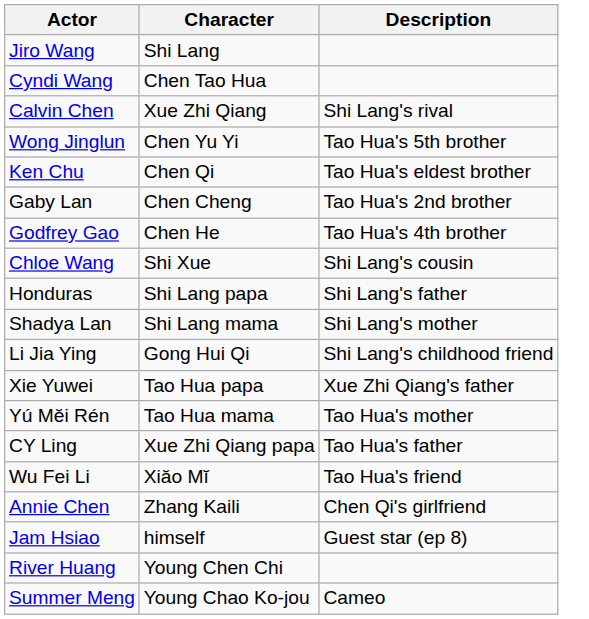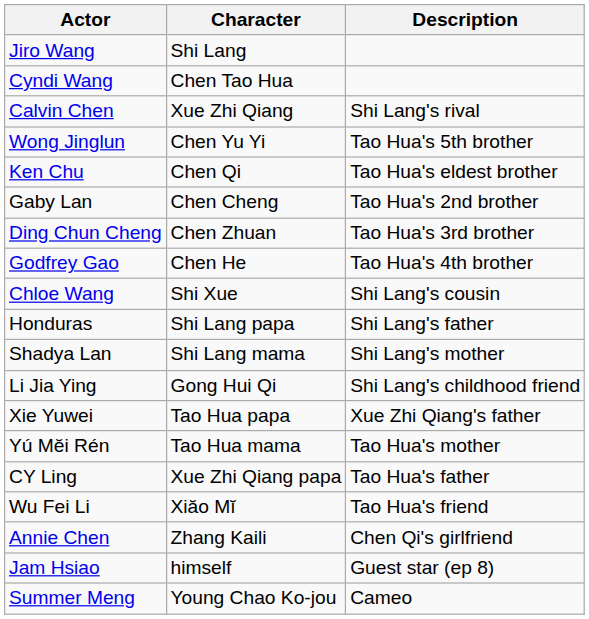+ row: (85, 232)
- row: (62, 567)
